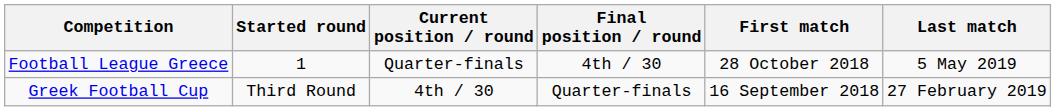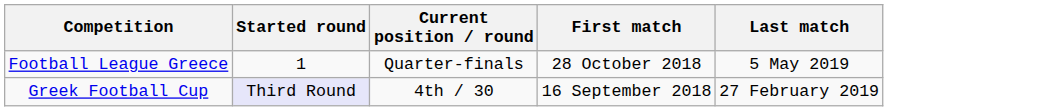- column: (622, 28)
(301, 92) no background -> (301, 92) lavender background
